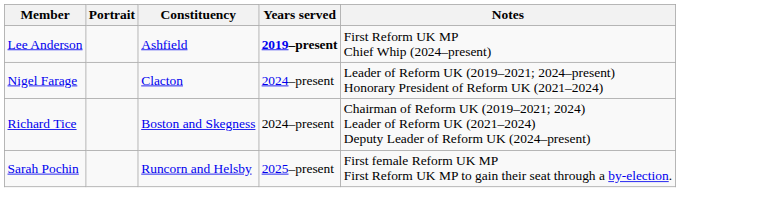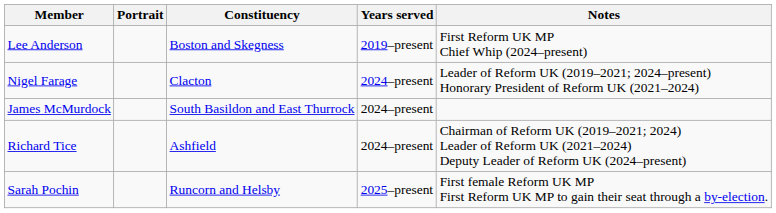(164, 44) Ashfield -> (227, 44) Boston and Skegness
(300, 44) bold -> (397, 44) normal
+ row: (59, 109)
(198, 124) Boston and Skegness -> (193, 145) Ashfield
